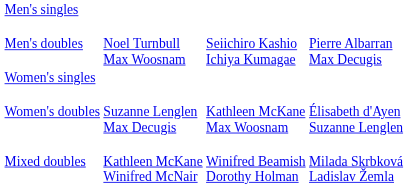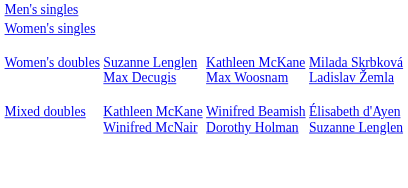- row: (44, 44)
(356, 119) Élisabeth d'Ayen Suzanne Lenglen -> (356, 70) Milada Skrbková Ladislav Žemla
(356, 169) Milada Skrbková Ladislav Žemla -> (356, 119) Élisabeth d'Ayen Suzanne Lenglen
